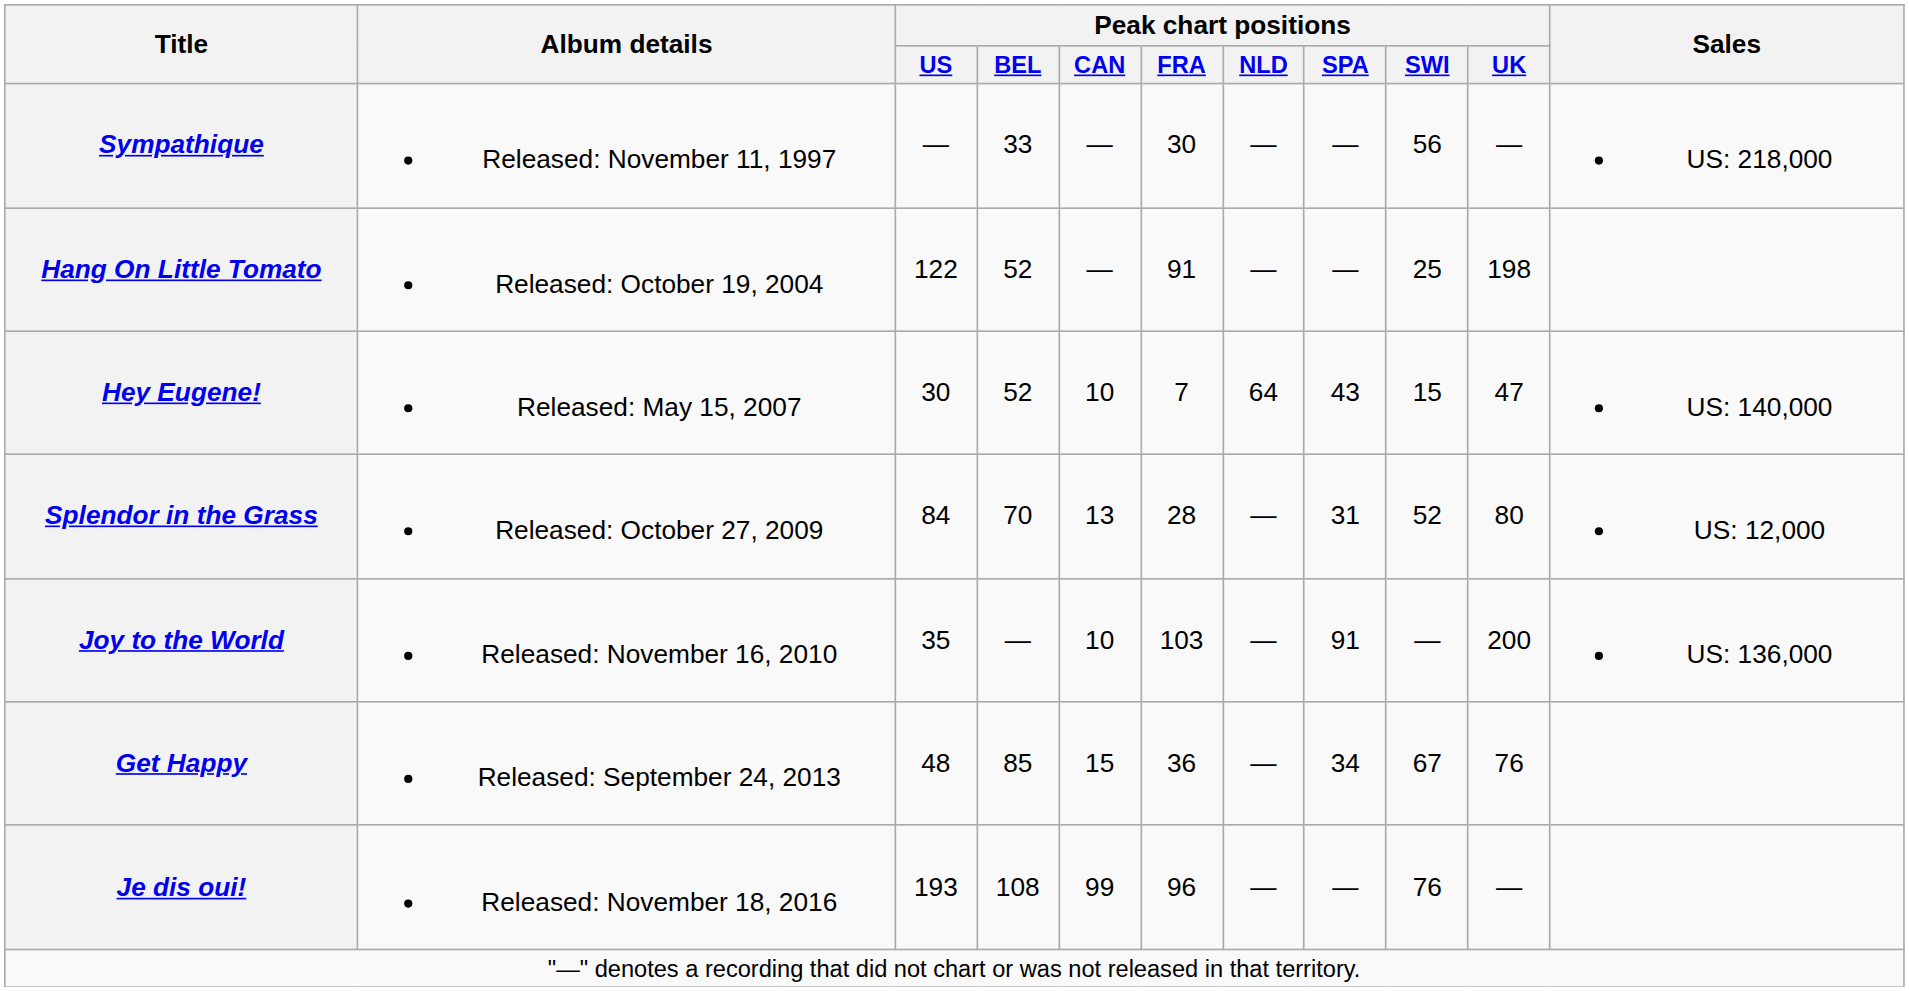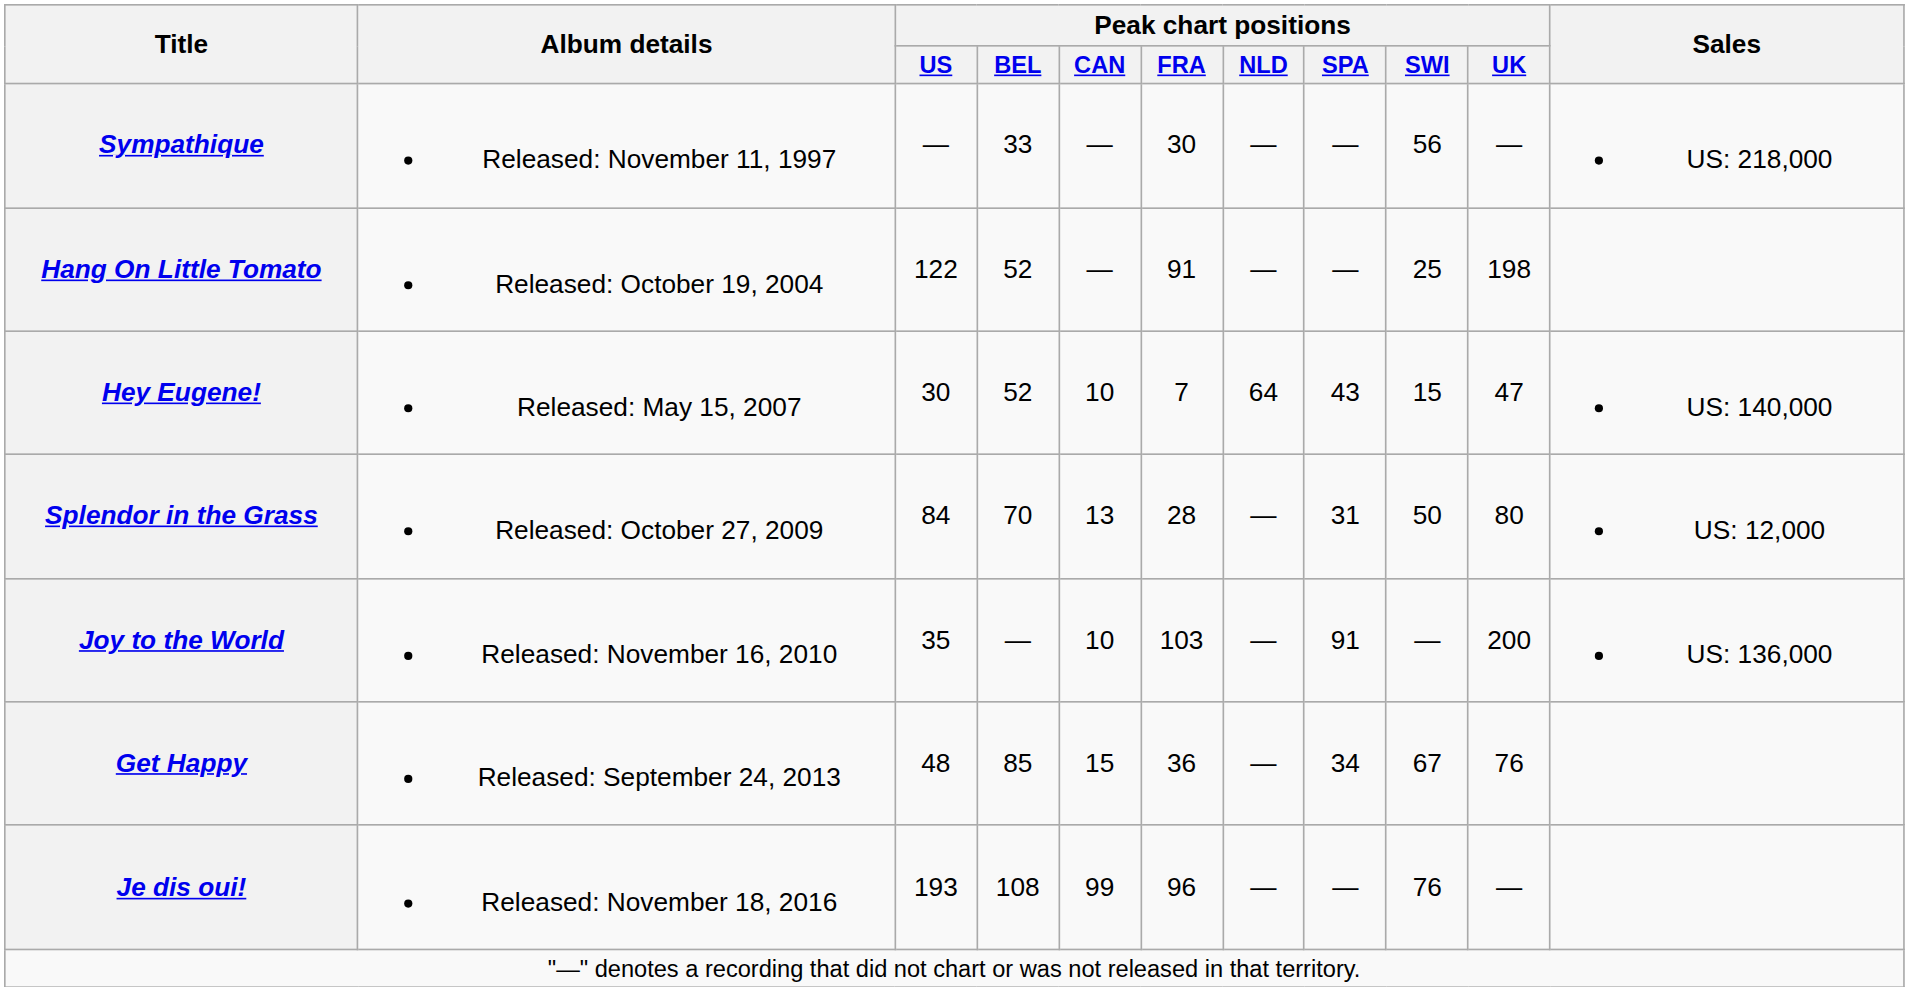(1427, 516) 52 -> (1427, 516) 50
